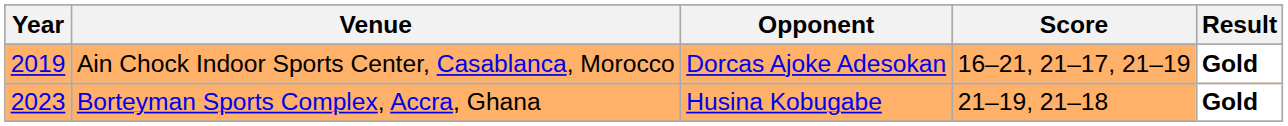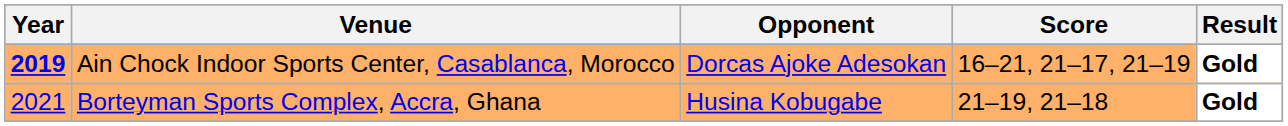(38, 64) normal -> (38, 64) bold
(38, 103) 2023 -> (38, 103) 2021
